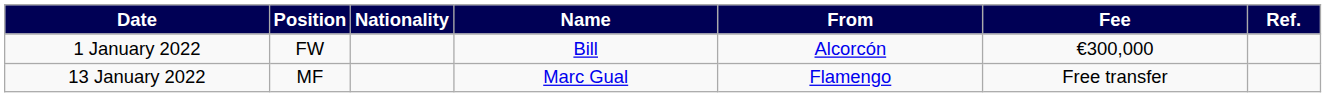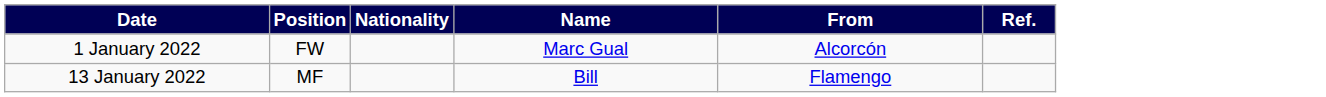- column: (1115, 20)
(586, 49) Bill -> (586, 49) Marc Gual
(586, 78) Marc Gual -> (586, 78) Bill
